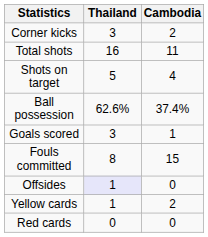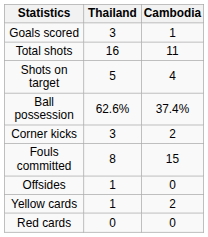rows swapped: (44, 134) <-> (44, 32)
(112, 185) lavender background -> (112, 185) no background
